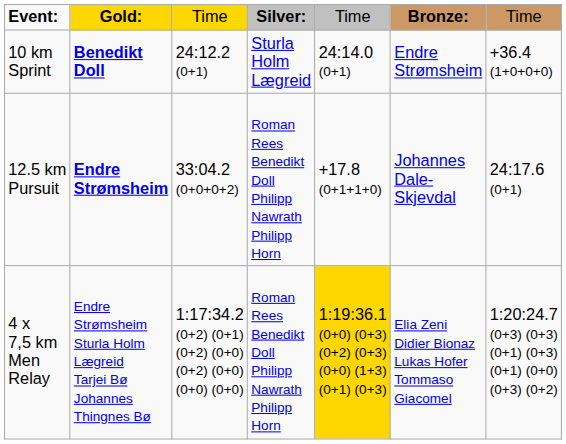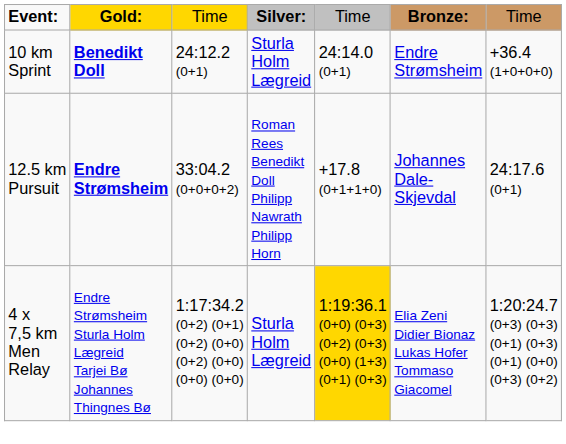(278, 362) Roman Rees Benedikt Doll Philipp Nawrath Philipp Horn -> (281, 342) Sturla Holm Lægreid
